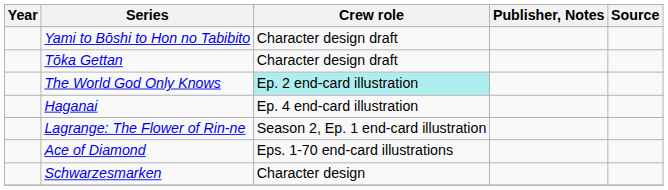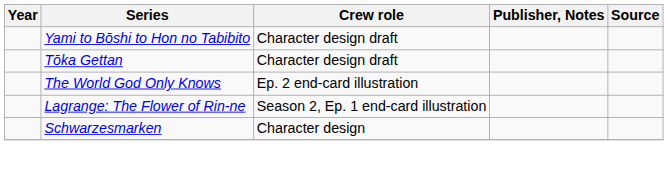(337, 83) paleturquoise background -> (337, 83) no background
- row: (71, 106)
- row: (95, 151)
